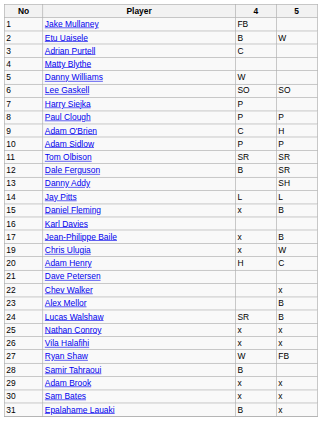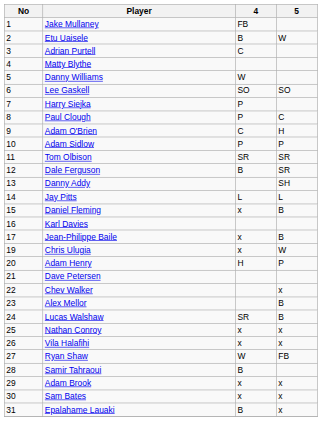(281, 117) P -> (281, 117) C
(281, 263) C -> (281, 263) P
